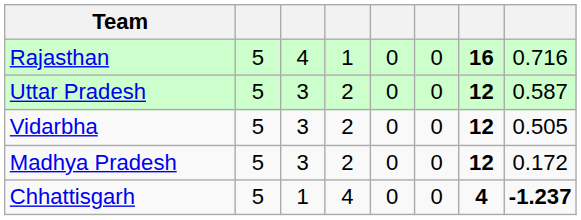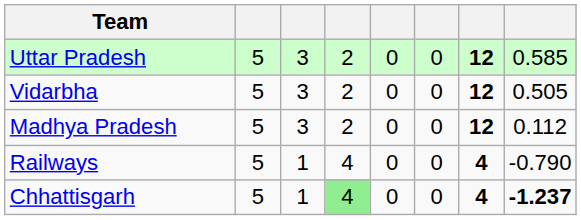- row: (59, 57)
(540, 92) 0.587 -> (540, 57) 0.585
(540, 162) 0.172 -> (540, 127) 0.112
+ row: (54, 162)
(347, 197) no background -> (347, 197) lightgreen background
